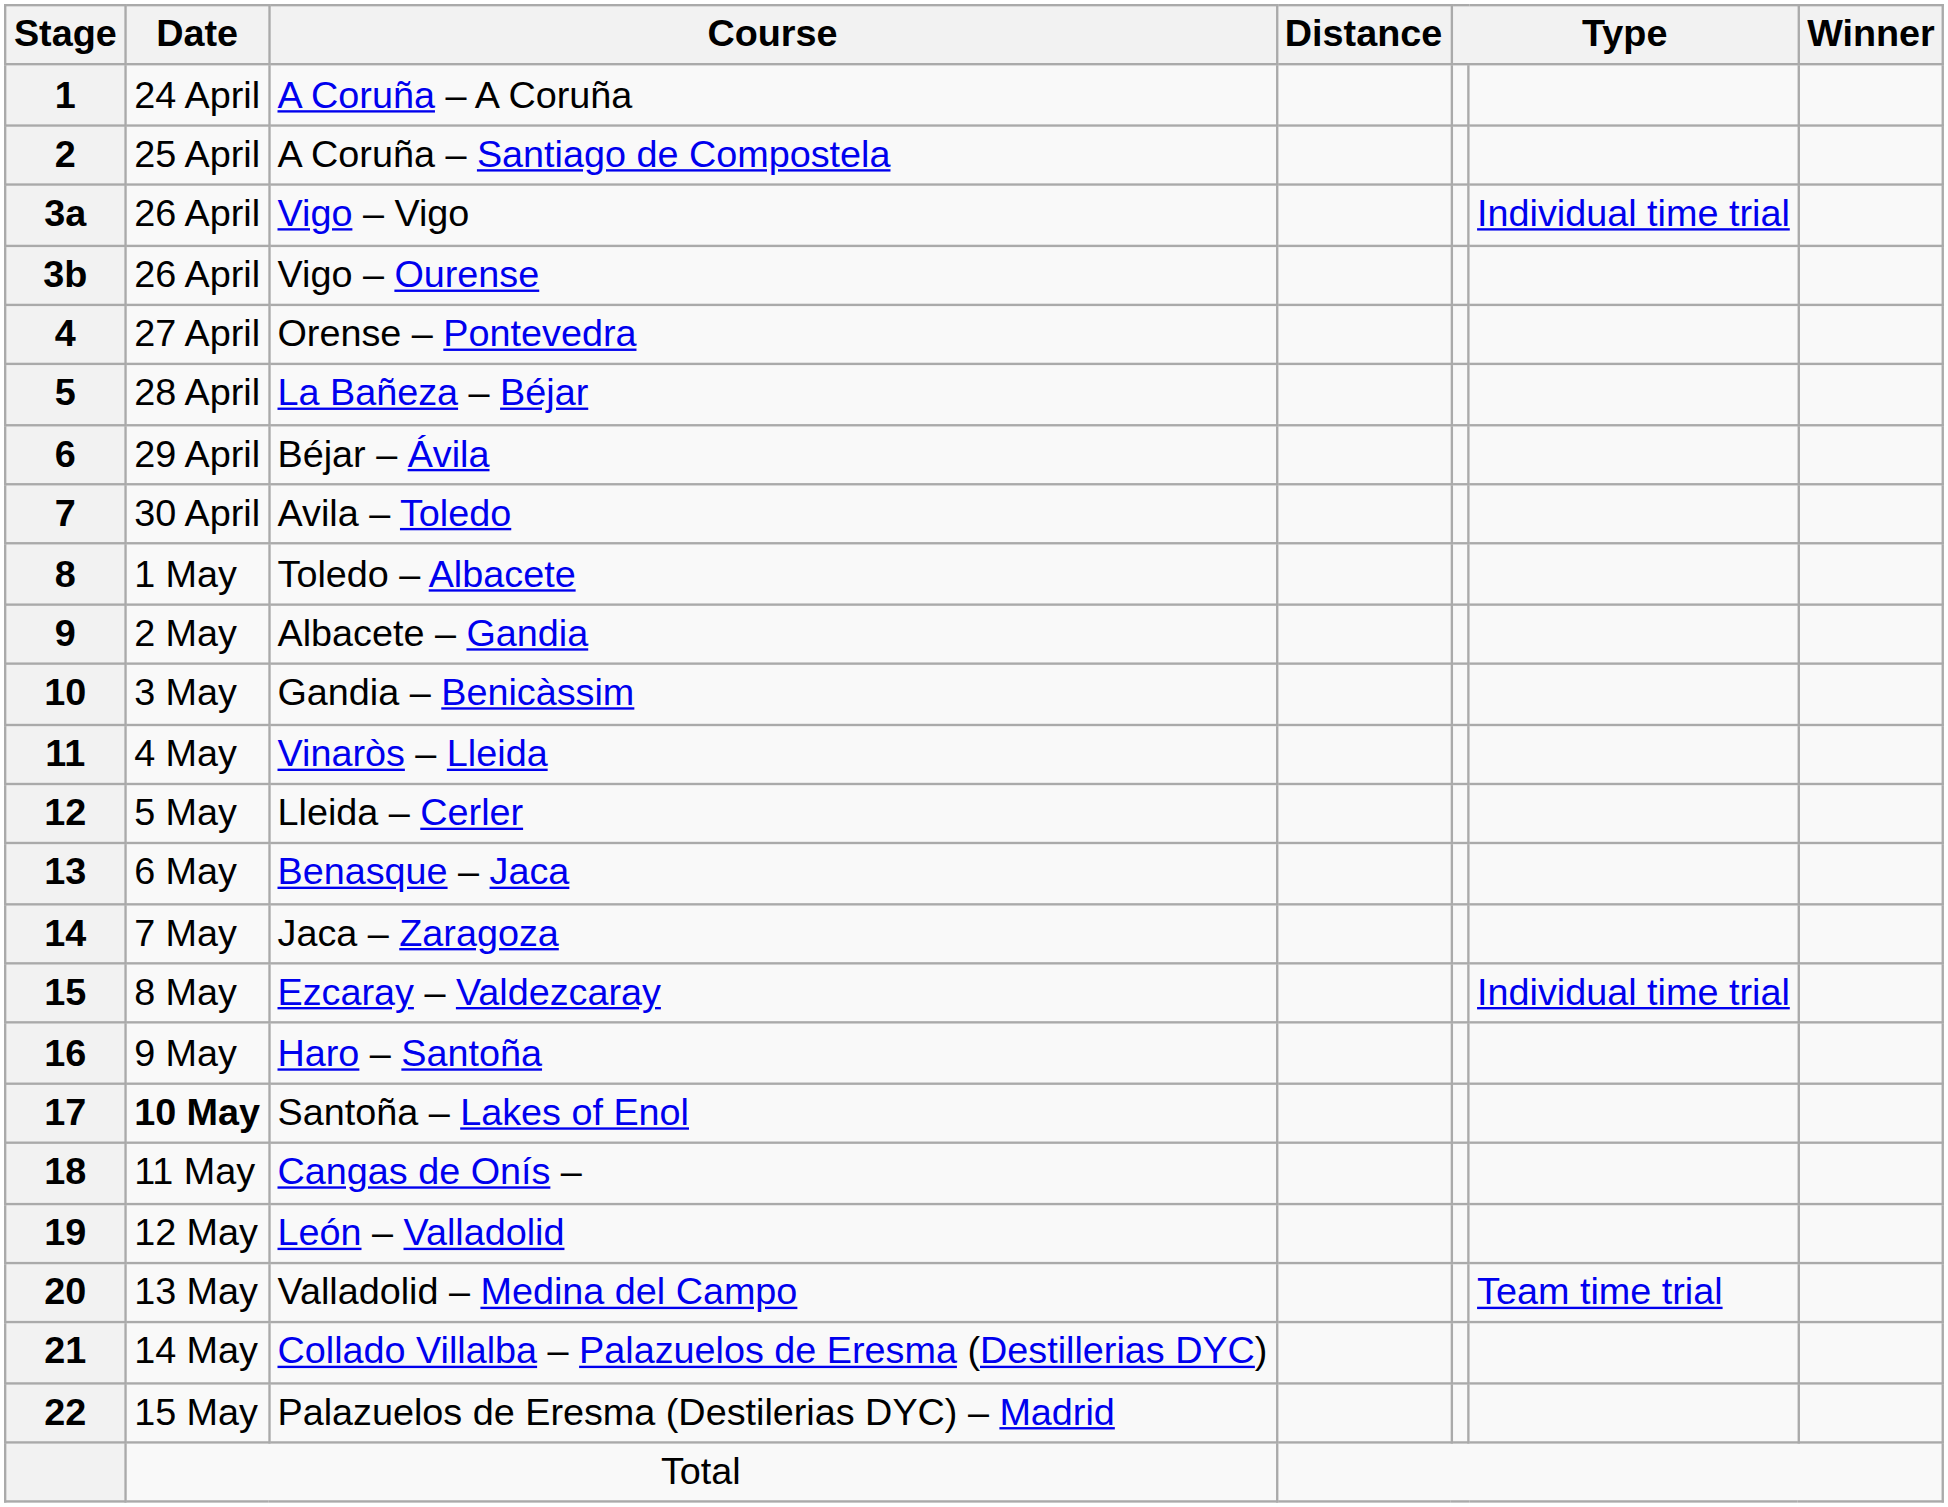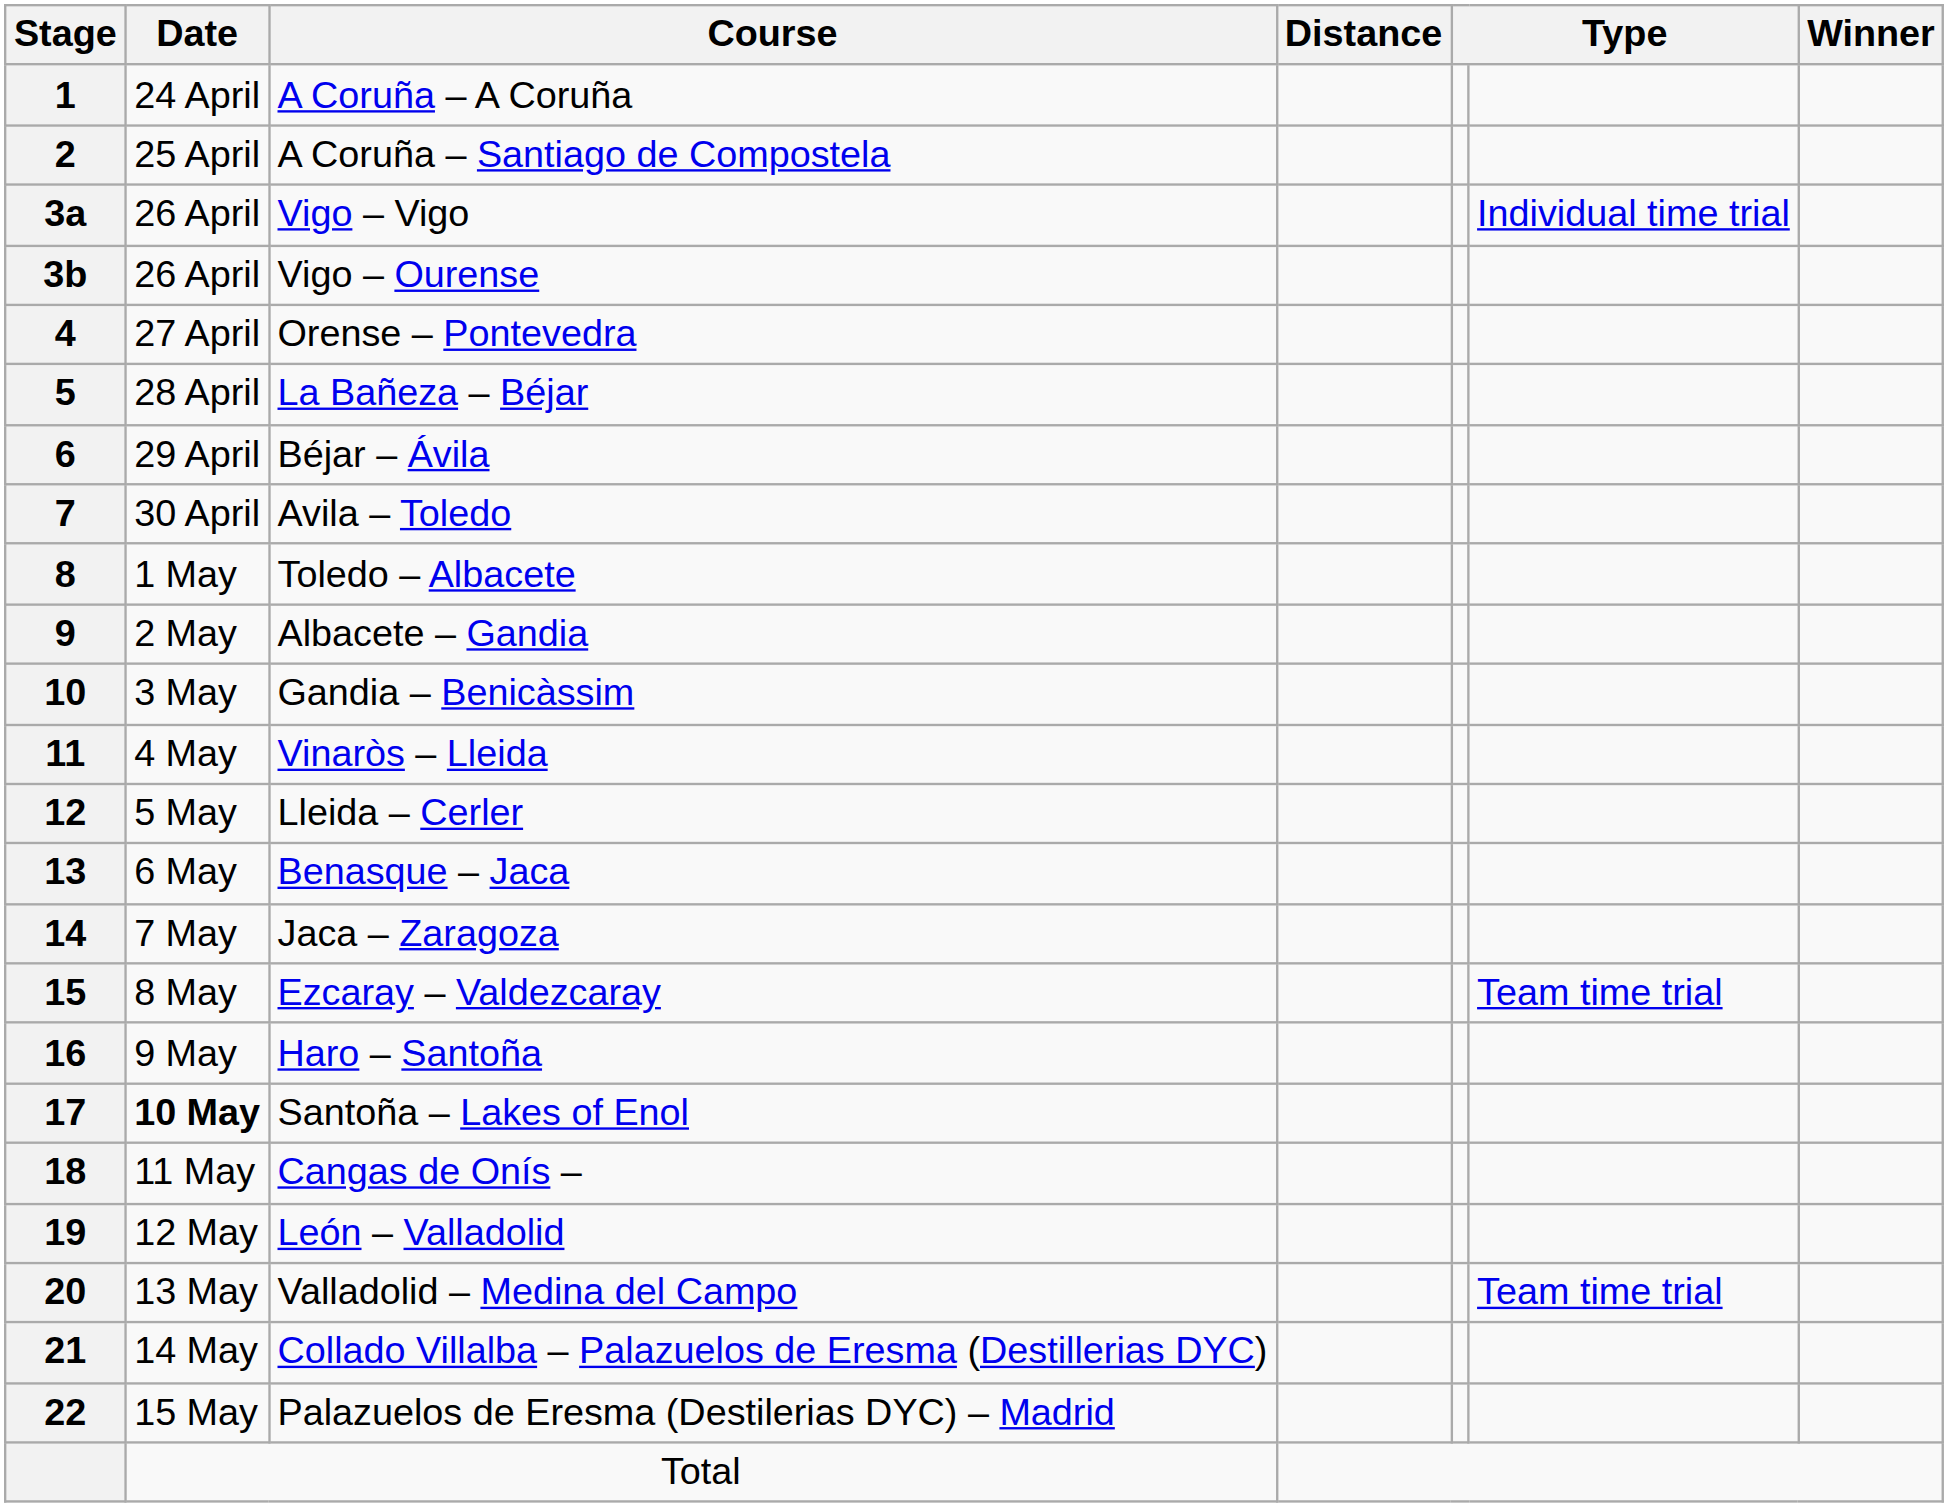(1633, 992) Individual time trial -> (1600, 992) Team time trial
